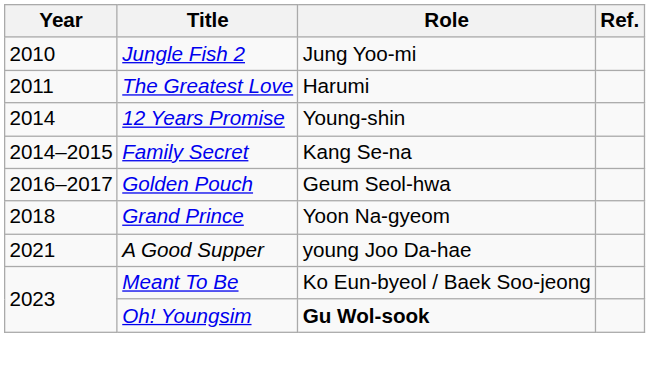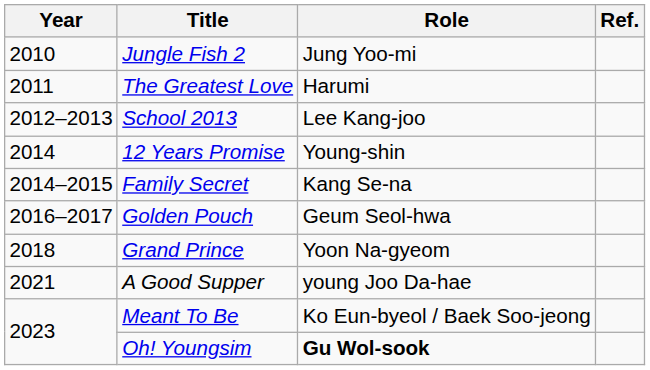+ row: (180, 119)
